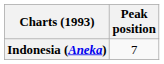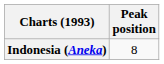(134, 49) 7 -> (134, 49) 8
